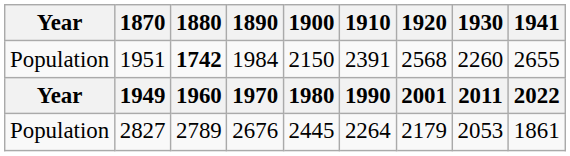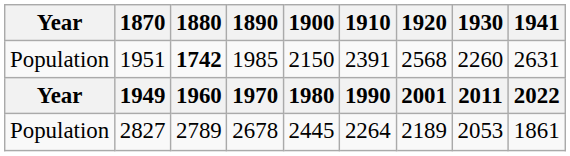(255, 58) 1984 -> (255, 58) 1985
(537, 58) 2655 -> (537, 58) 2631
(255, 131) 2676 -> (255, 131) 2678
(424, 131) 2179 -> (424, 131) 2189
